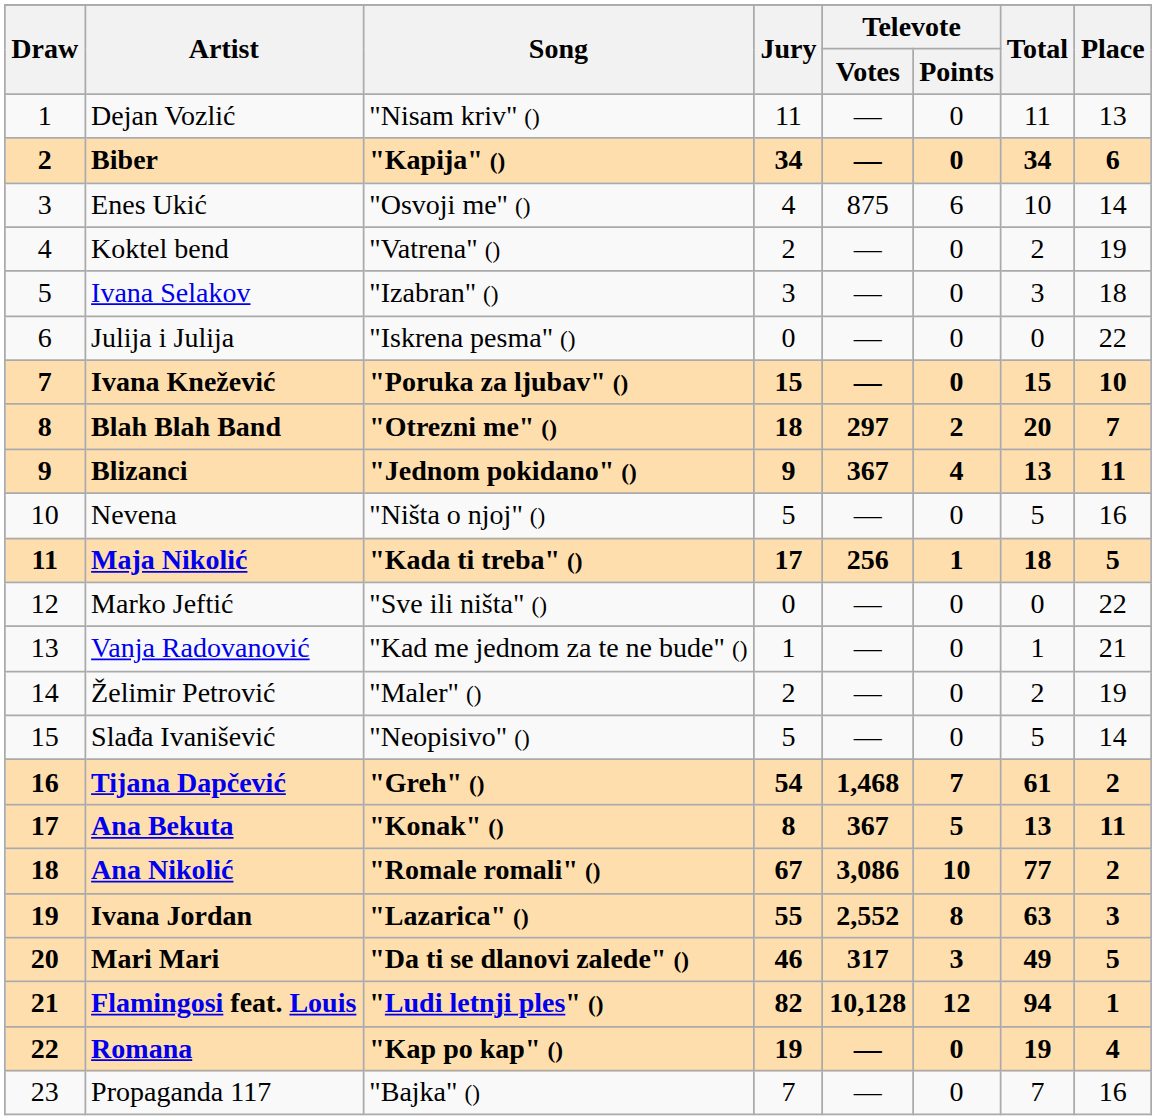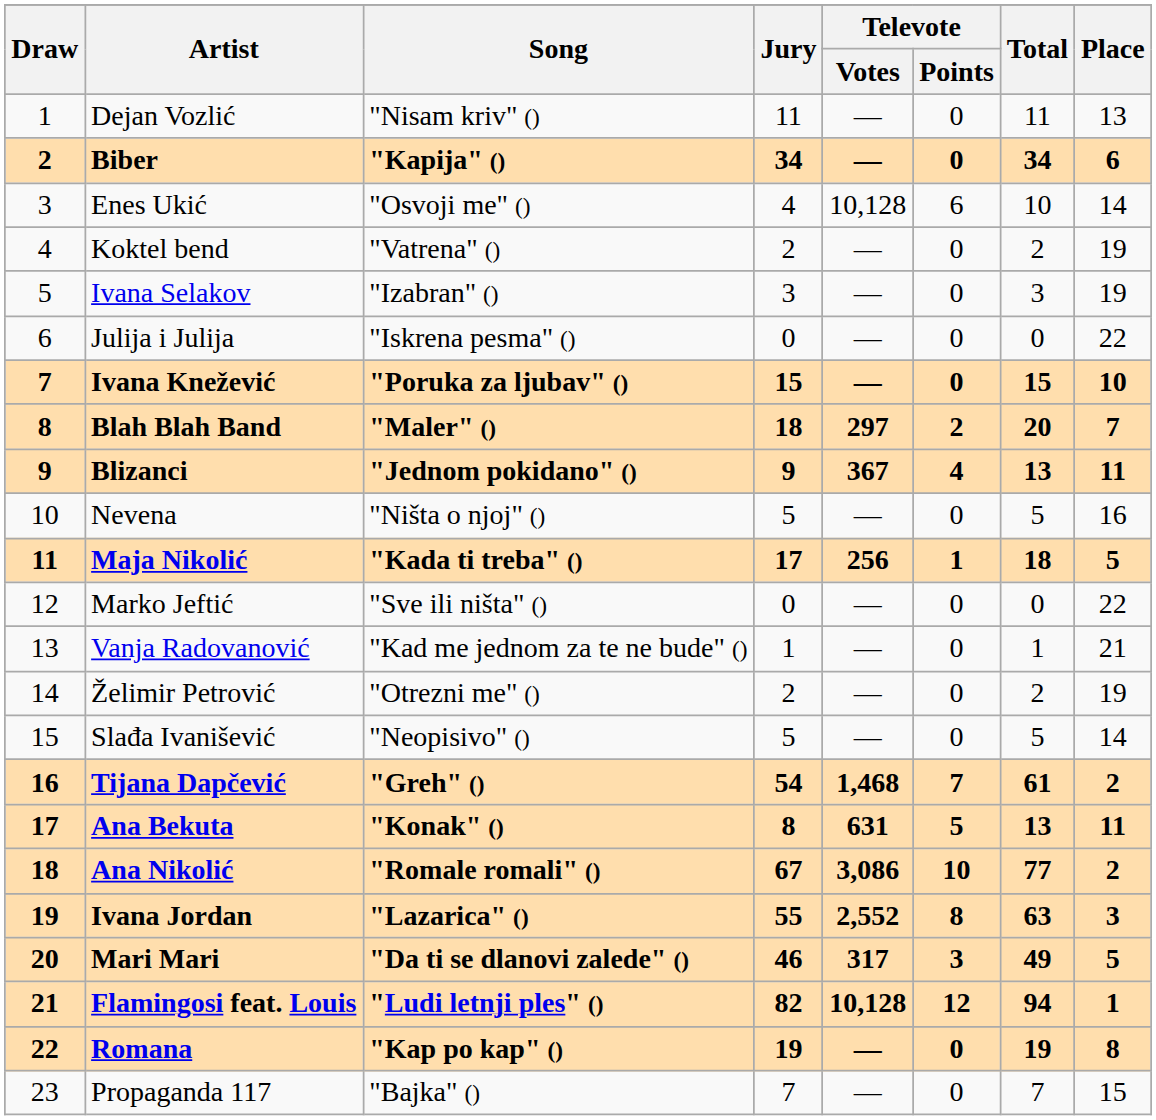(868, 204) 875 -> (868, 204) 10,128
(1113, 293) 18 -> (1113, 293) 19
(463, 426) "Otrezni me" () -> (433, 426) "Maler" ()
(425, 692) "Maler" () -> (455, 692) "Otrezni me" ()
(868, 826) 367 -> (868, 826) 631
(1113, 1048) 4 -> (1113, 1048) 8
(1113, 1092) 16 -> (1113, 1092) 15
